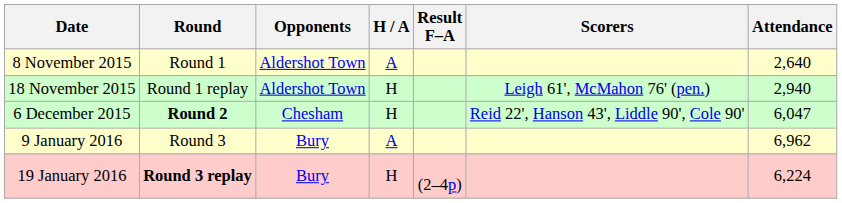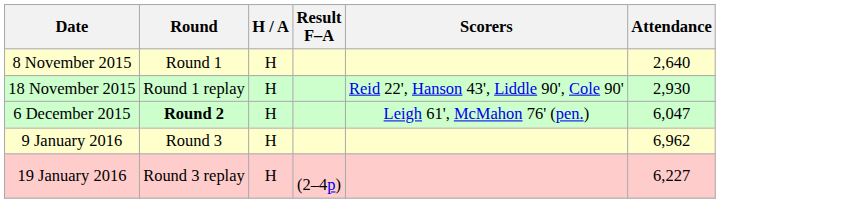- column: (312, 26)
(391, 62) A -> (271, 62) H
(607, 88) Leigh 61', McMahon 76' (pen.) -> (486, 88) Reid 22', Hanson 43', Liddle 90', Cole 90'
(792, 88) 2,940 -> (672, 88) 2,930
(607, 114) Reid 22', Hanson 43', Liddle 90', Cole 90' -> (486, 114) Leigh 61', McMahon 76' (pen.)
(391, 140) A -> (271, 140) H
(197, 176) bold -> (194, 176) normal
(792, 176) 6,224 -> (672, 176) 6,227
